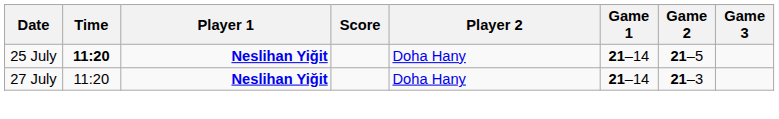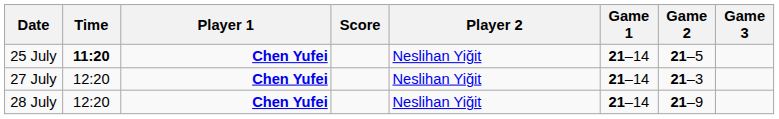(280, 56) Neslihan Yiğit -> (290, 56) Chen Yufei
(429, 56) Doha Hany -> (437, 56) Neslihan Yiğit
(91, 79) 11:20 -> (91, 79) 12:20
(280, 79) Neslihan Yiğit -> (290, 79) Chen Yufei
(429, 79) Doha Hany -> (437, 79) Neslihan Yiğit
+ row: (33, 102)
